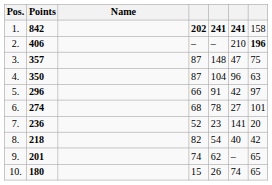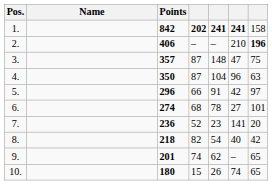columns swapped: (123, 12) <-> (42, 12)
